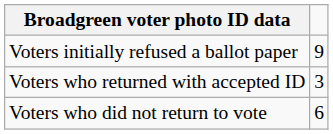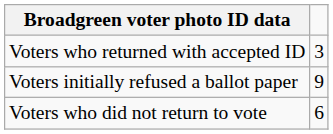rows swapped: (153, 50) <-> (157, 81)
